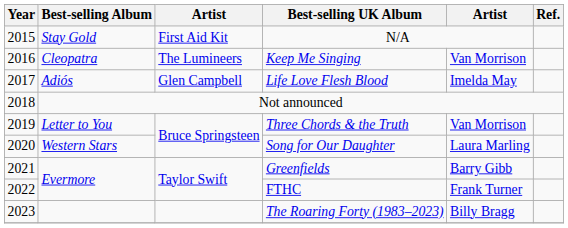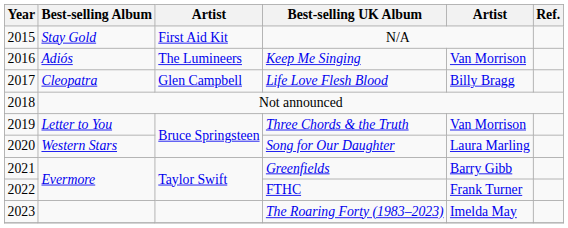(69, 59) Cleopatra -> (57, 59) Adiós
(57, 80) Adiós -> (69, 80) Cleopatra
(483, 80) Imelda May -> (482, 80) Billy Bragg
(482, 211) Billy Bragg -> (483, 211) Imelda May
